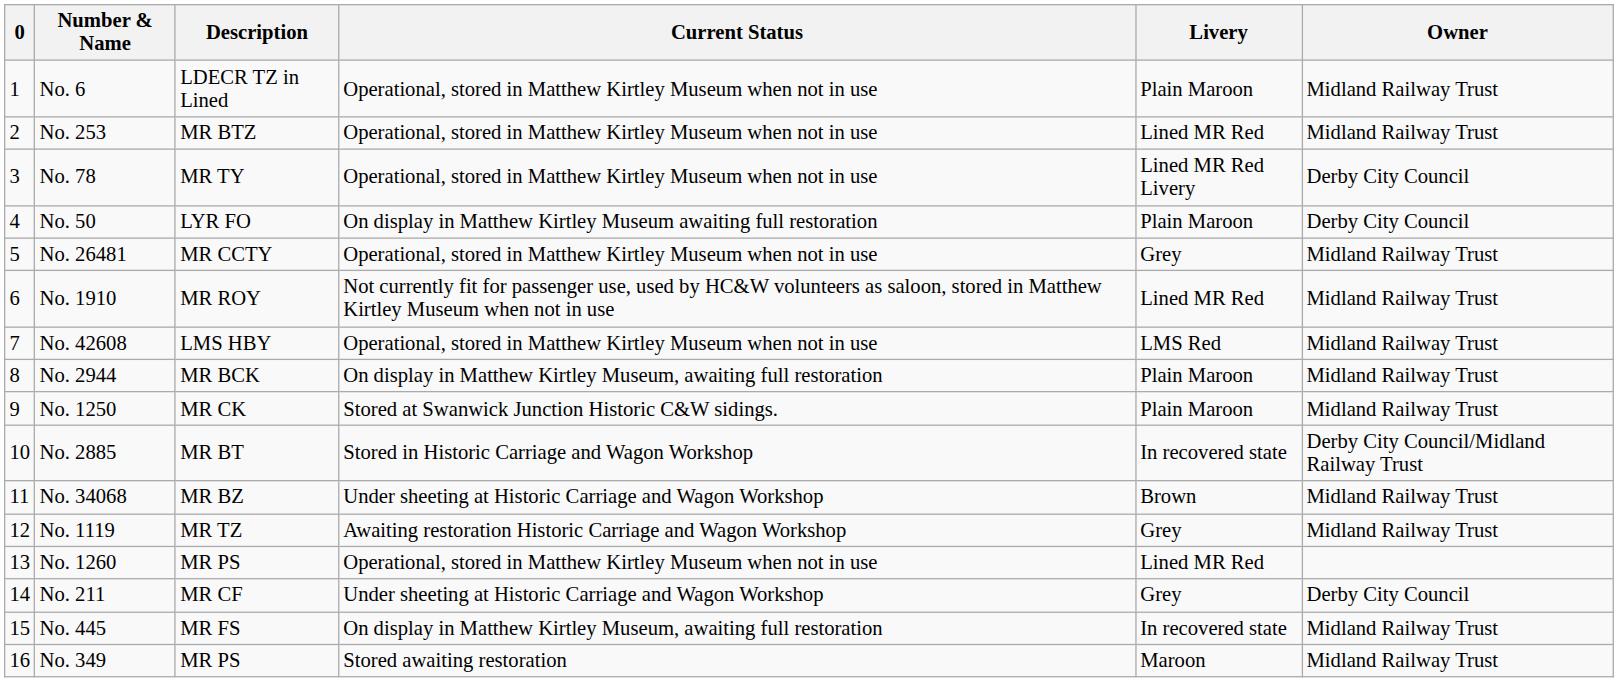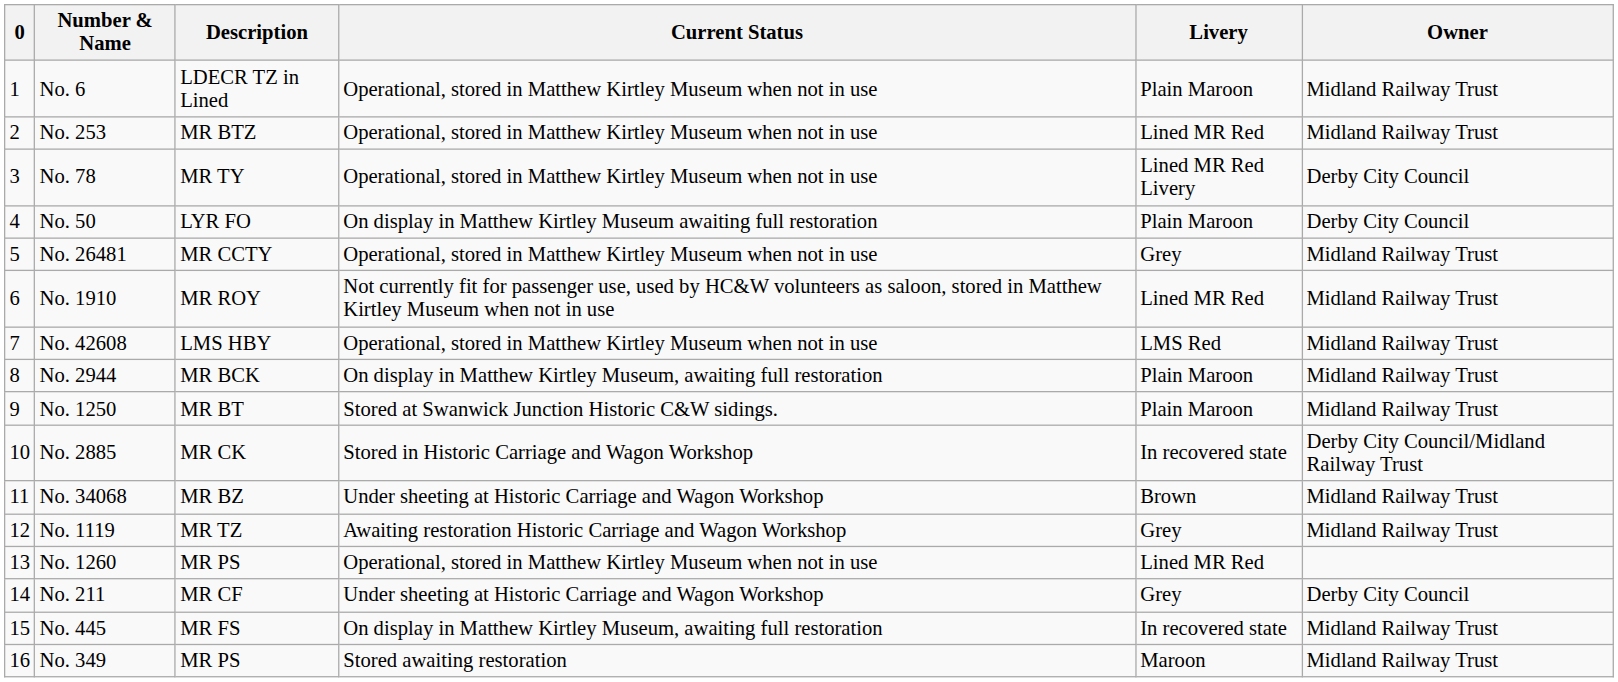(213, 408) MR CK -> (212, 408) MR BT
(212, 452) MR BT -> (213, 452) MR CK
